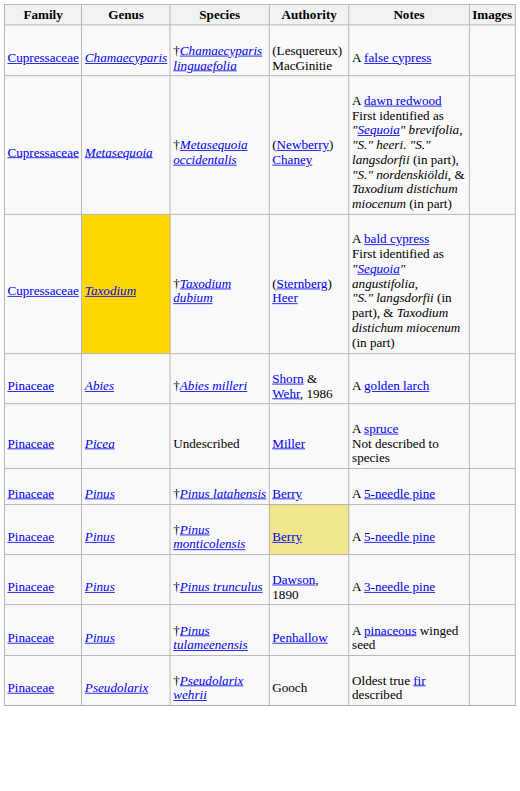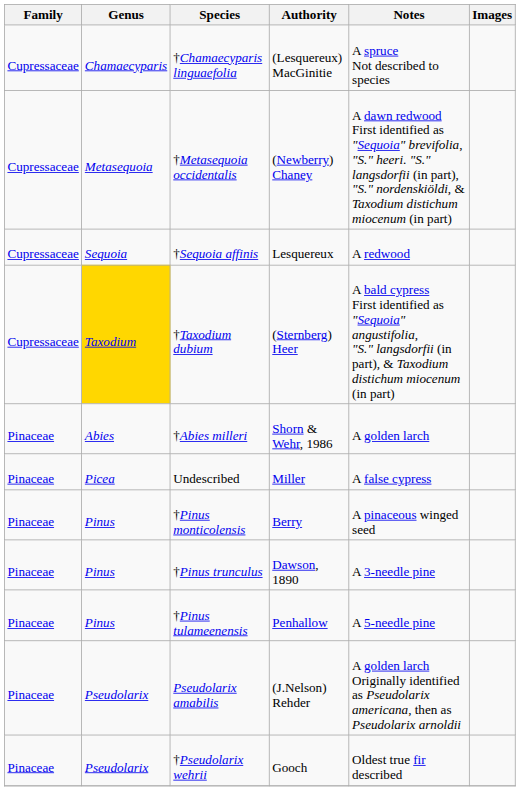(392, 57) A false cypress -> (395, 65) A spruce Not described to species
+ row: (216, 254)
(395, 443) A spruce Not described to species -> (392, 479) A false cypress
- row: (220, 493)
(287, 536) khaki background -> (287, 522) no background
(394, 536) A 5-needle pine -> (405, 522) A pinaceous winged seed
(405, 637) A pinaceous winged seed -> (394, 622) A 5-needle pine
+ row: (205, 695)
